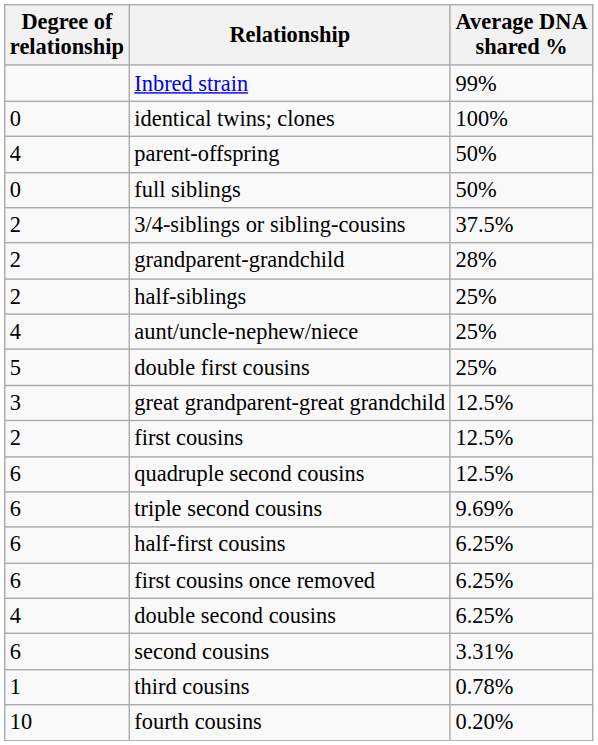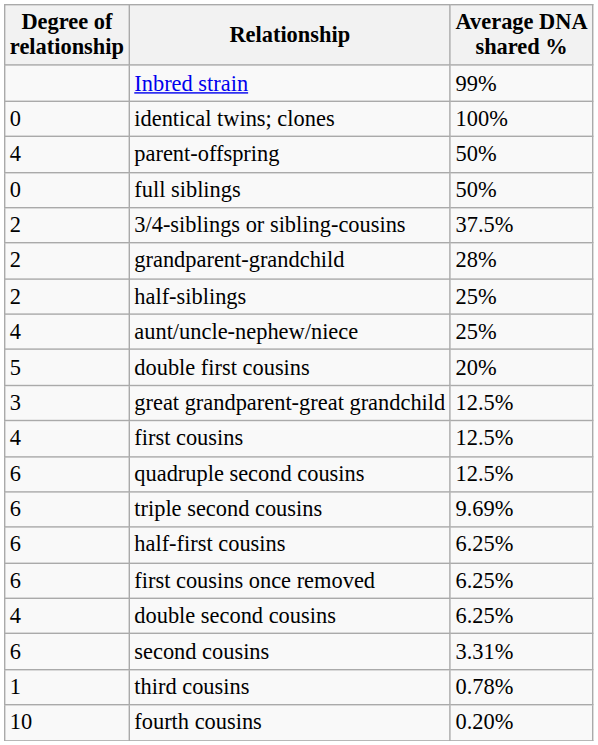(476, 367) 25% -> (476, 367) 20%
(15, 438) 2 -> (15, 438) 4
